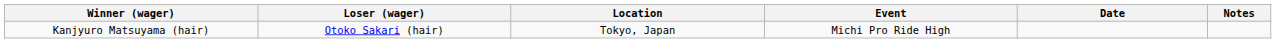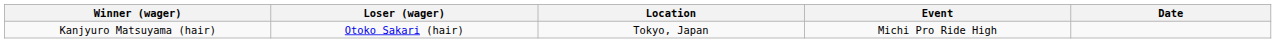- column: (1239, 13)
